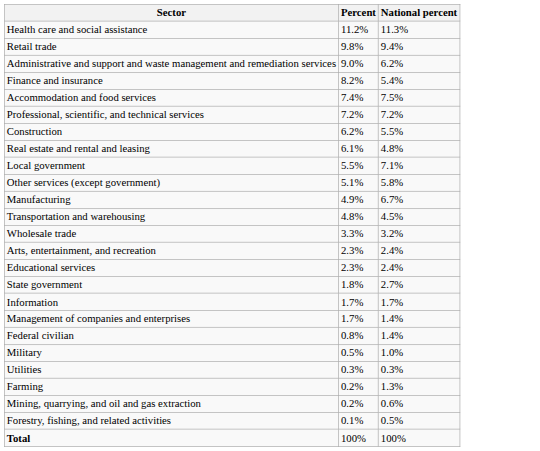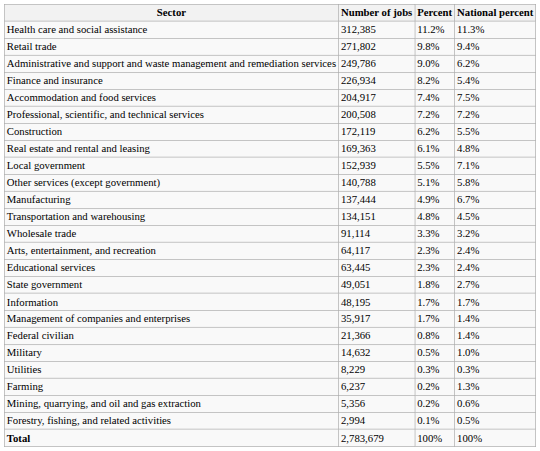+ column: (377, 13)
